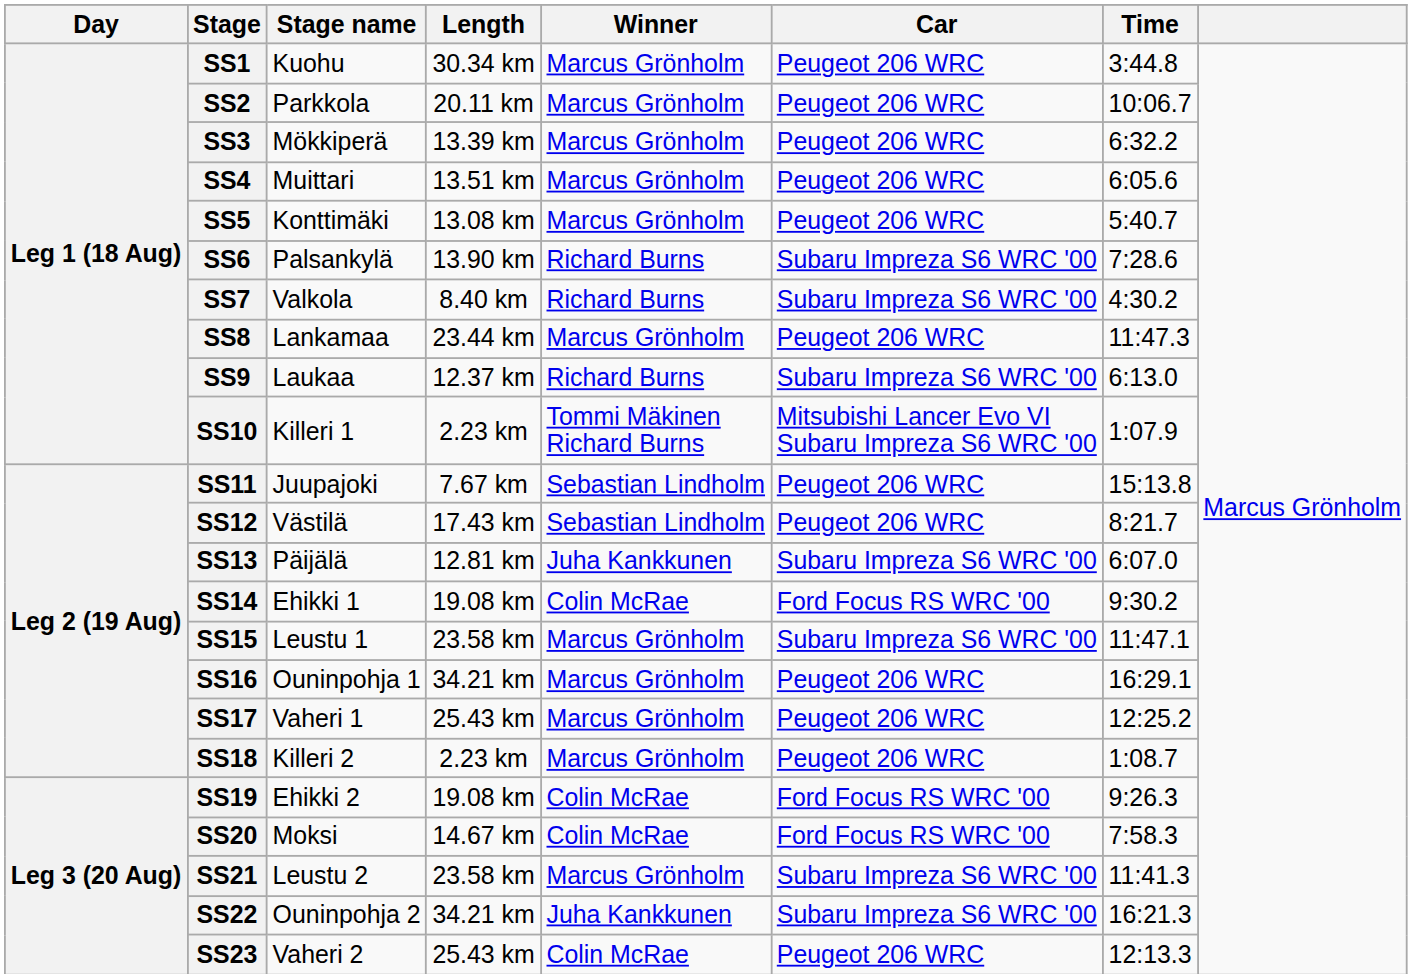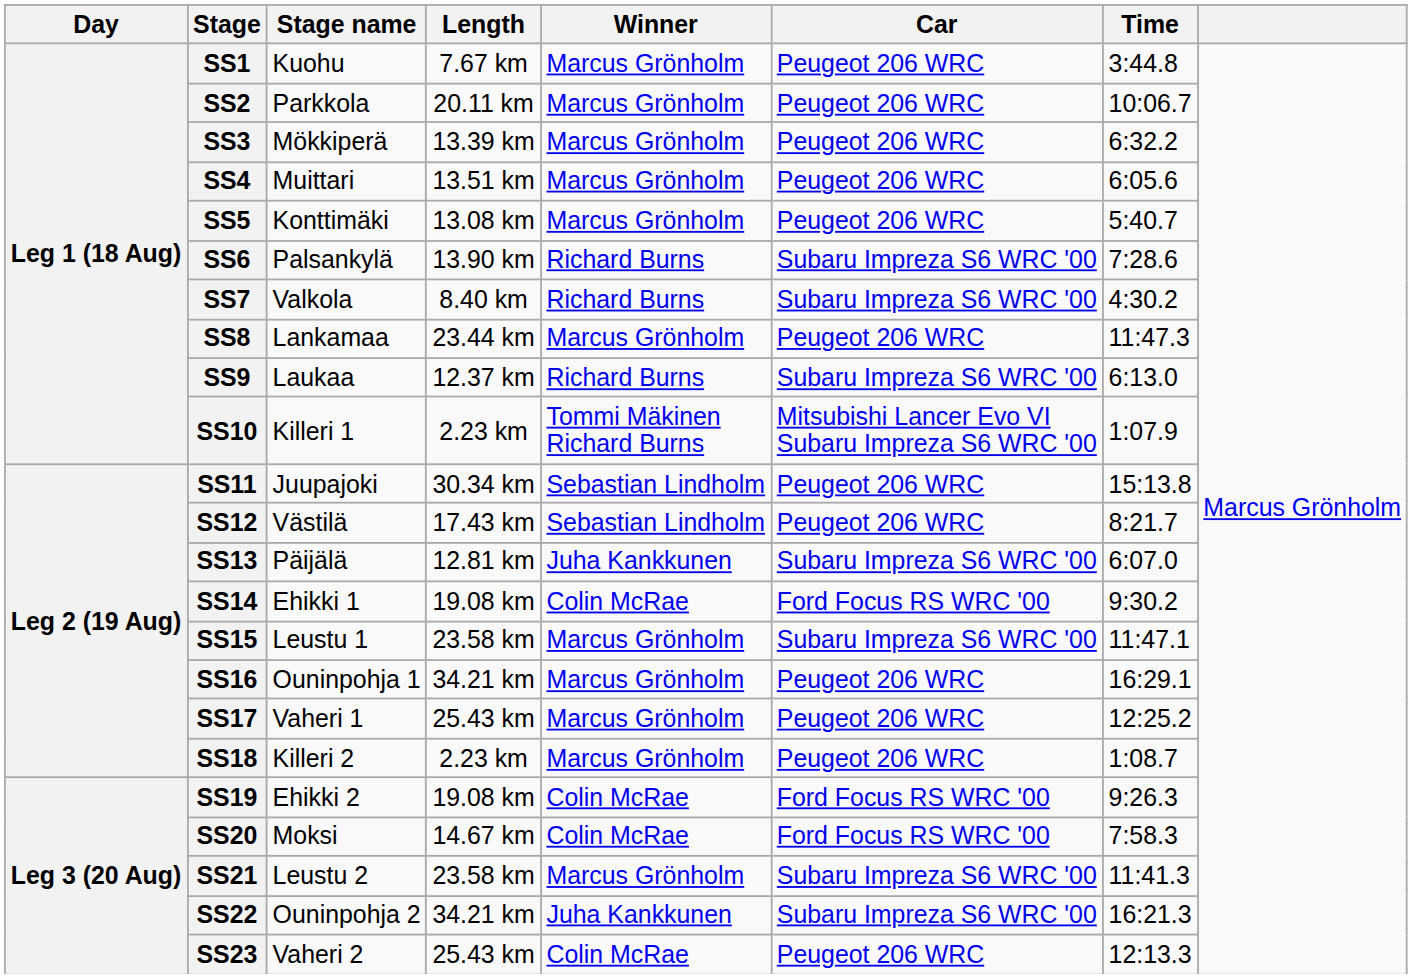(484, 63) 30.34 km -> (484, 63) 7.67 km
(484, 483) 7.67 km -> (484, 483) 30.34 km
